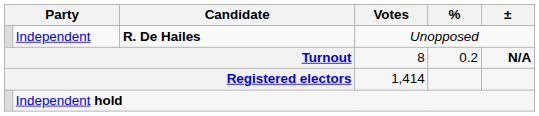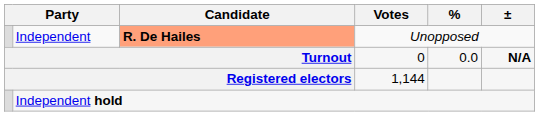(162, 36) no background -> (162, 36) lightsalmon background
(421, 57) 8 -> (421, 57) 0
(469, 57) 0.2 -> (469, 57) 0.0
(408, 79) 1,414 -> (408, 79) 1,144
